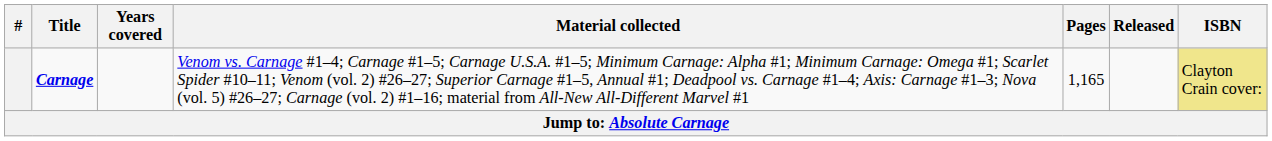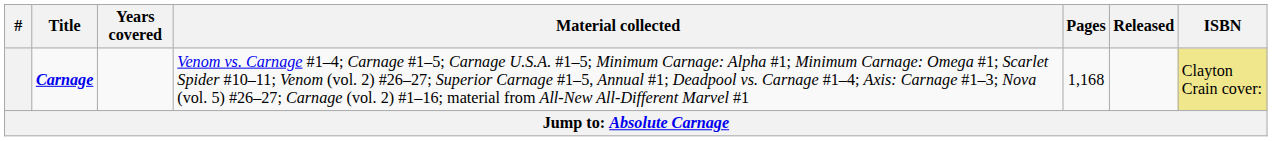(1086, 79) 1,165 -> (1086, 79) 1,168
